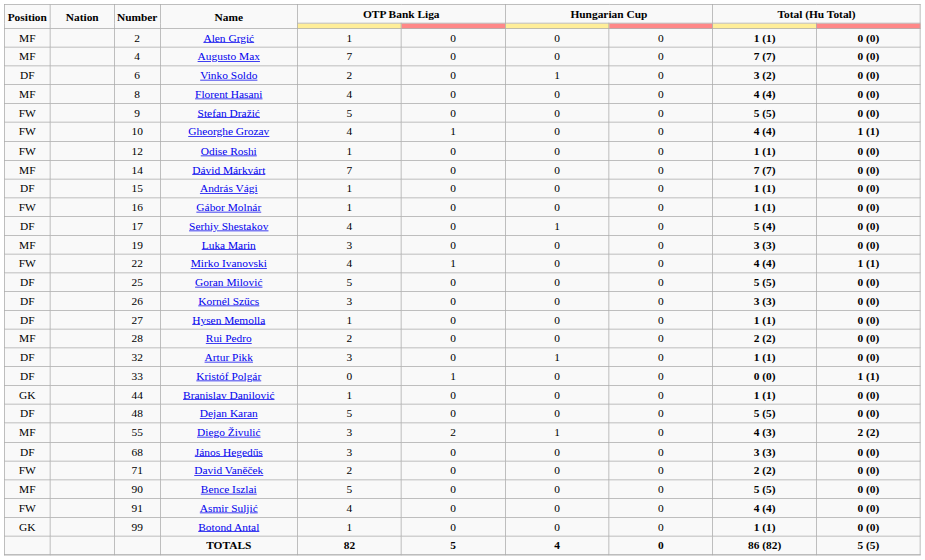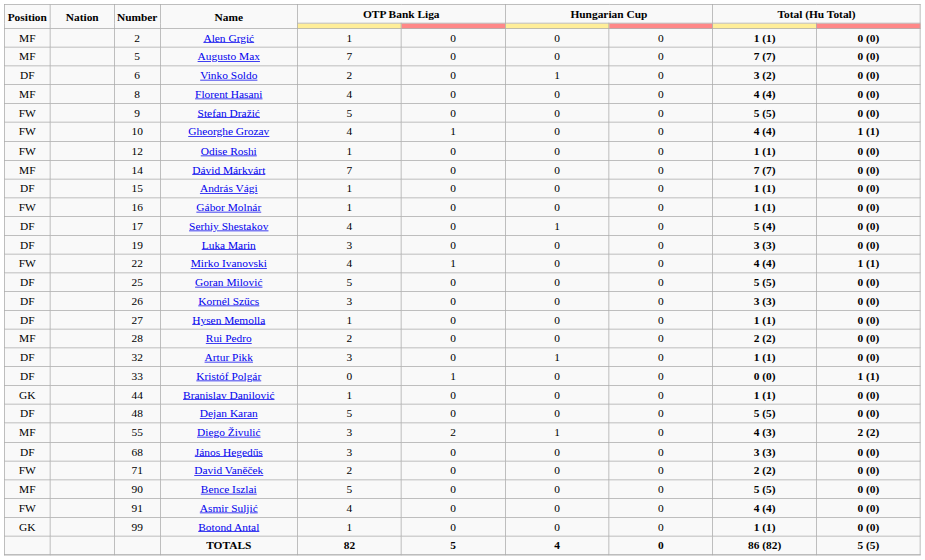(137, 56) 4 -> (137, 56) 5
(27, 244) MF -> (27, 244) DF
